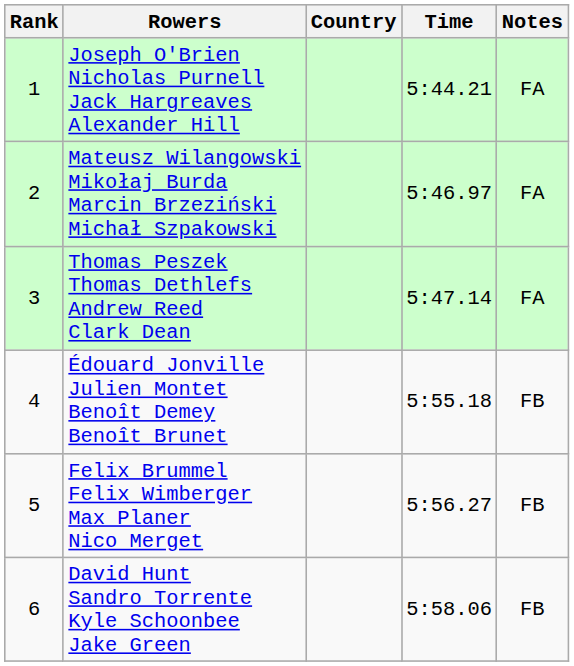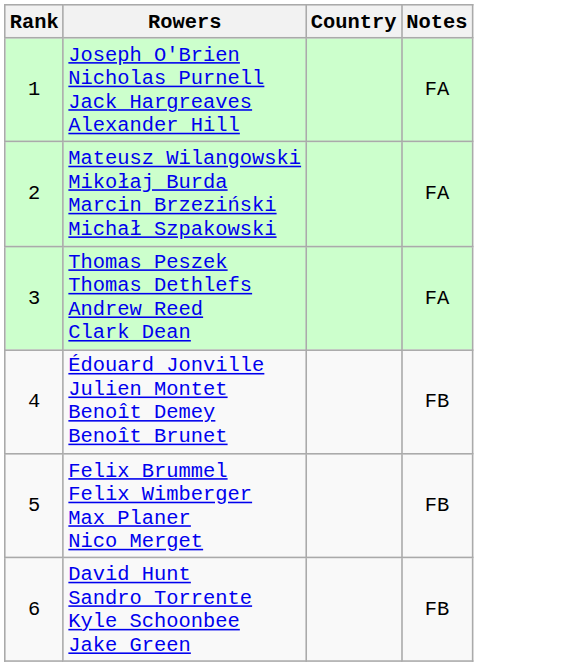- column: (449, 21)
